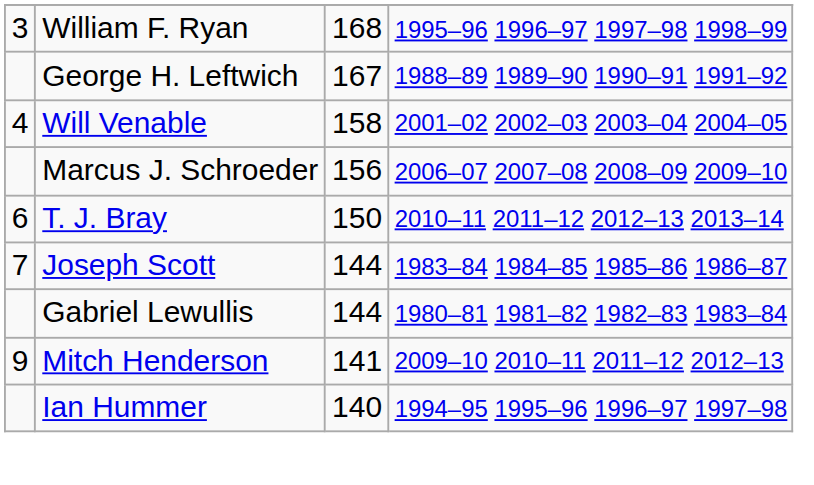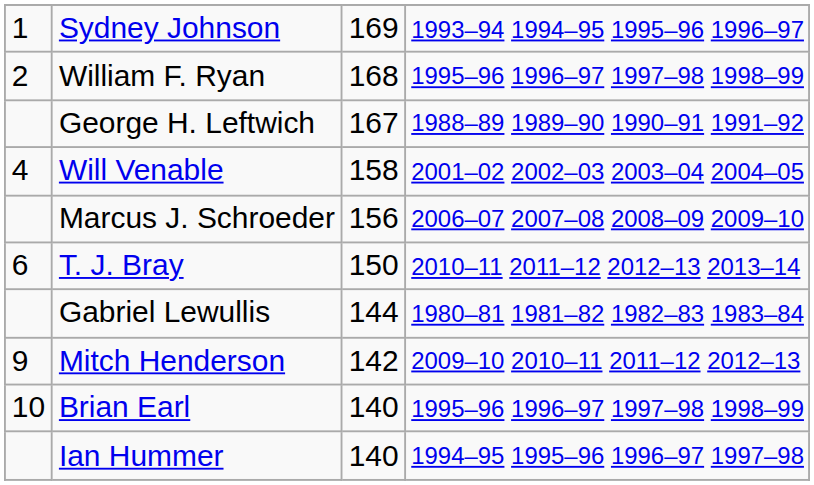+ row: (170, 28)
(20, 28) 3 -> (20, 75) 2
- row: (129, 265)
(357, 360) 141 -> (374, 360) 142
+ row: (125, 407)
